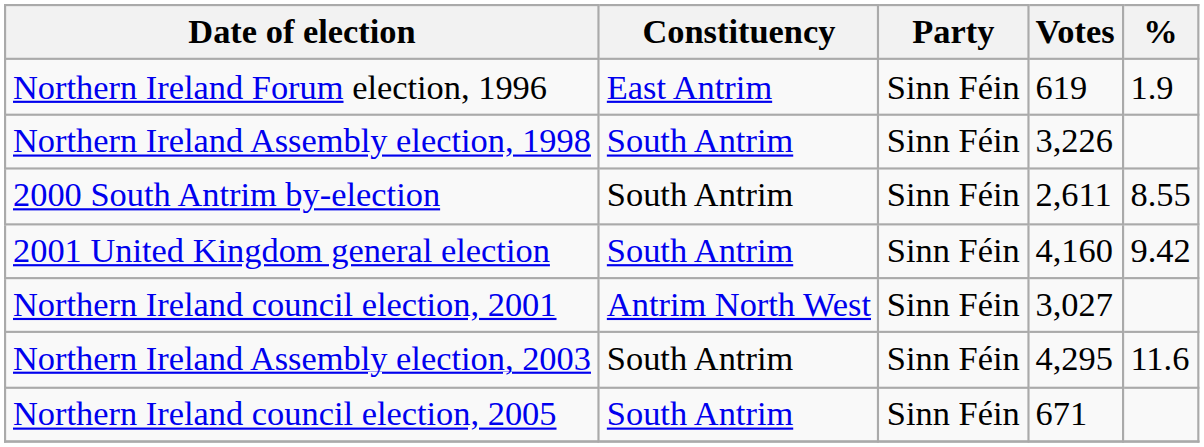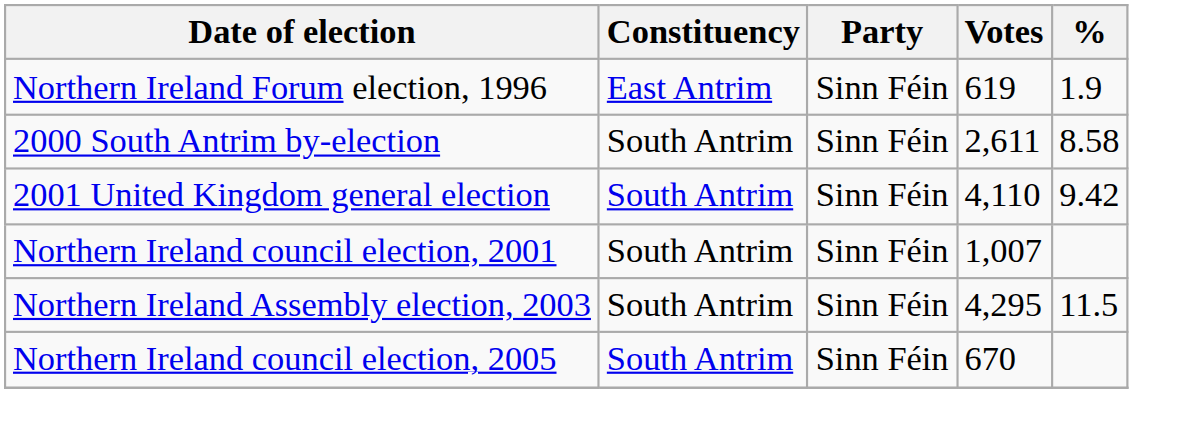- row: (302, 140)
(1161, 195) 8.55 -> (1089, 140) 8.58
(1074, 250) 4,160 -> (1003, 195) 4,110
(739, 304) Antrim North West -> (700, 250) South Antrim
(1074, 304) 3,027 -> (1003, 250) 1,007
(1160, 359) 11.6 -> (1089, 304) 11.5
(1061, 413) 671 -> (990, 359) 670
